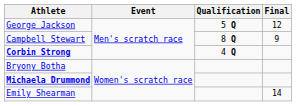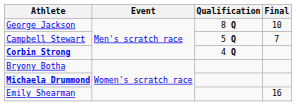(229, 25) 5 Q -> (229, 25) 8 Q
(277, 25) 12 -> (277, 25) 10
(229, 38) 8 Q -> (229, 38) 5 Q
(277, 38) 9 -> (277, 38) 7
(277, 93) 14 -> (277, 93) 16
